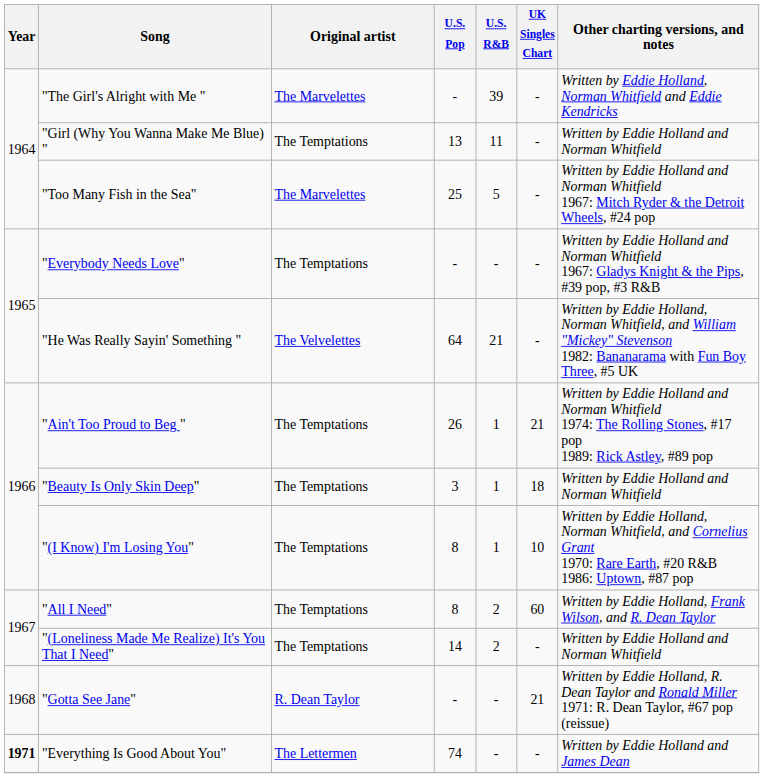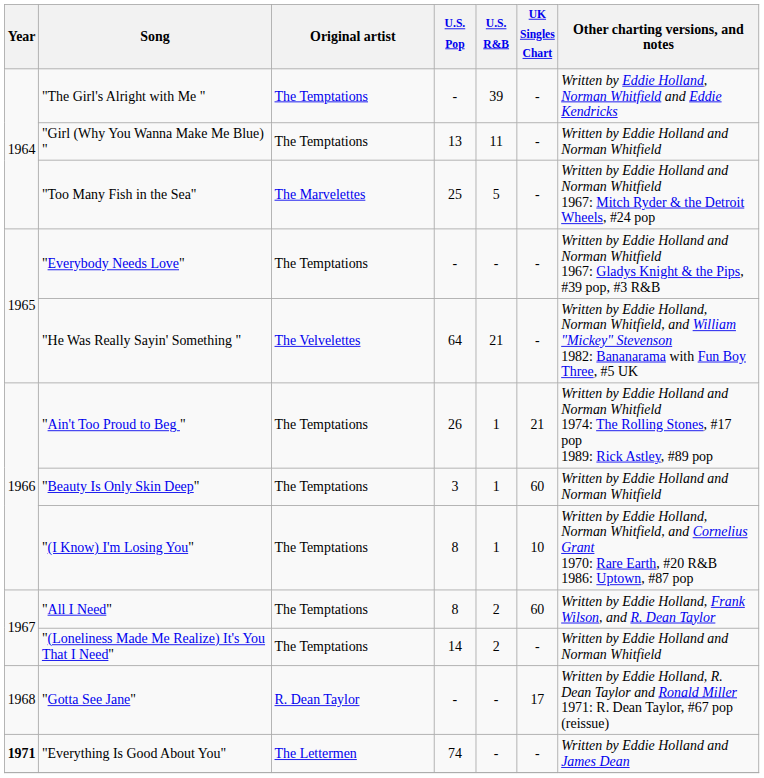(320, 95) The Marvelettes -> (321, 95) The Temptations
(537, 486) 18 -> (537, 486) 60
(537, 700) 21 -> (537, 700) 17
